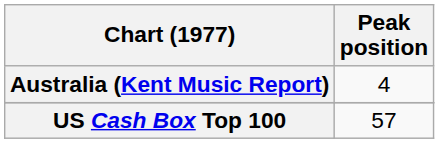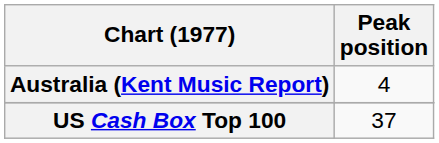(384, 120) 57 -> (384, 120) 37
